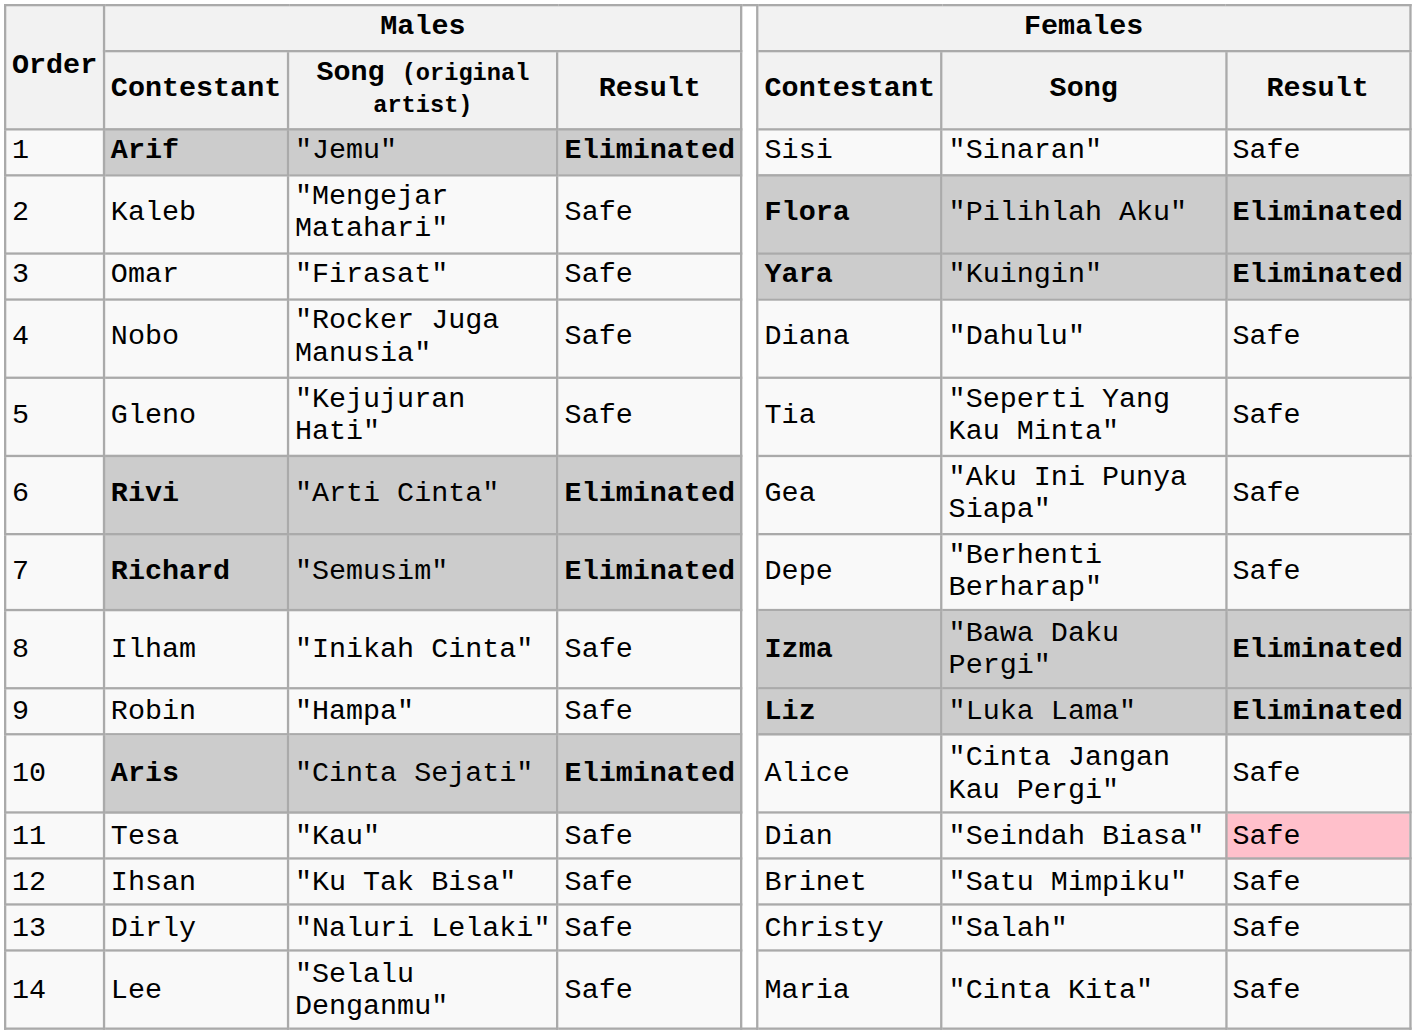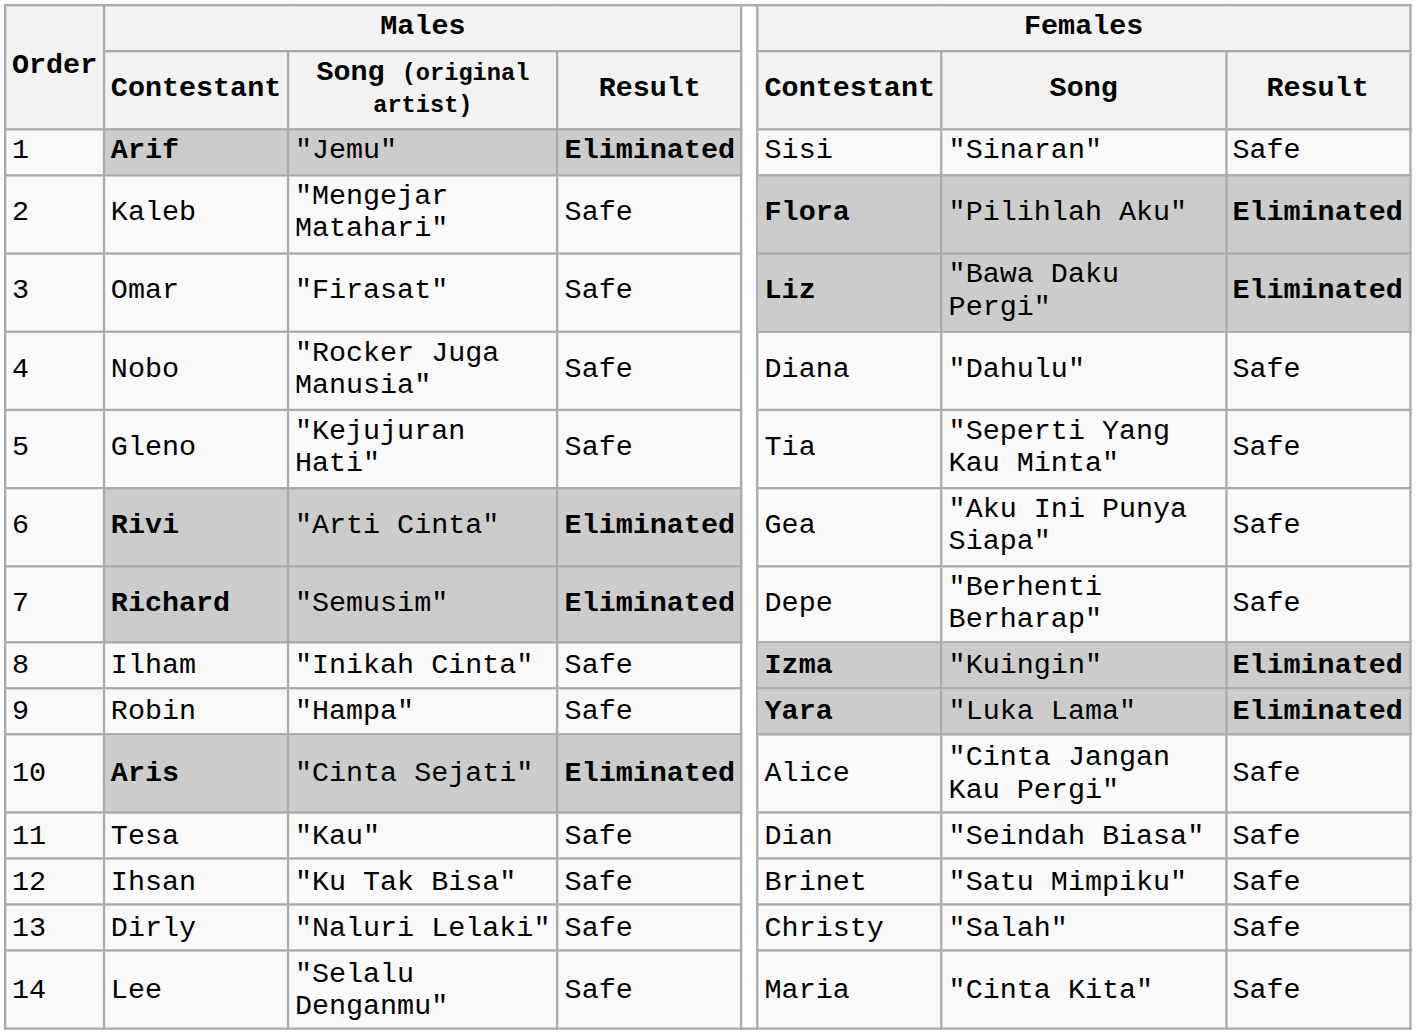(799, 276) Yara -> (790, 292) Liz
(1025, 276) "Kuingin" -> (1034, 292) "Bawa Daku Pergi"
(1034, 650) "Bawa Daku Pergi" -> (1025, 667) "Kuingin"
(790, 712) Liz -> (799, 712) Yara
(1267, 836) pink background -> (1267, 836) no background
